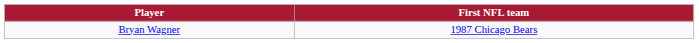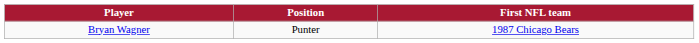+ column: (306, 13)
